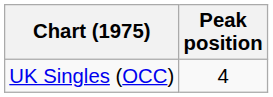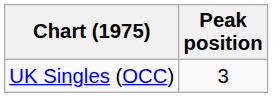(223, 75) 4 -> (223, 75) 3
